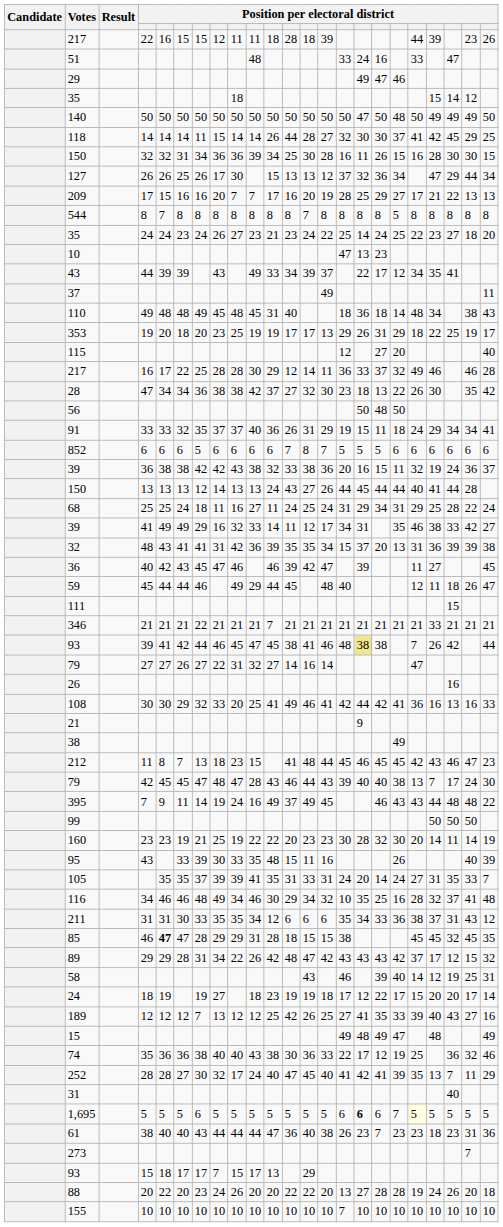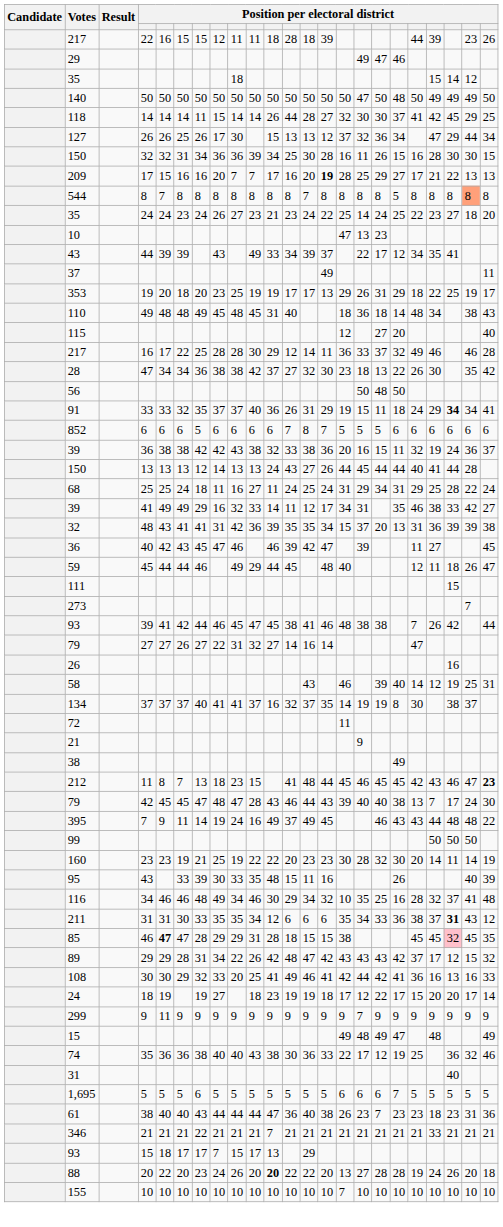- row: (74, 59)
rows swapped: (77, 176) <-> (77, 156)
(327, 195) normal -> (327, 176) bold
(468, 215) no background -> (468, 195) lightsalmon background
rows swapped: (77, 332) <-> (77, 313)
(453, 430) normal -> (453, 410) bold
rows swapped: (77, 1153) <-> (77, 625)
(363, 645) khaki background -> (363, 625) no background
rows swapped: (77, 703) <-> (74, 977)
+ row: (77, 703)
+ row: (74, 723)
(489, 762) normal -> (489, 781) bold
- row: (77, 879)
(453, 918) normal -> (453, 918) bold
(453, 938) no background -> (453, 938) pink background
+ row: (77, 1016)
- row: (77, 1016)
- row: (77, 1075)
(360, 1114) bold -> (360, 1094) normal
(414, 1114) lightyellow background -> (414, 1094) no background
(273, 1192) normal -> (273, 1172) bold
